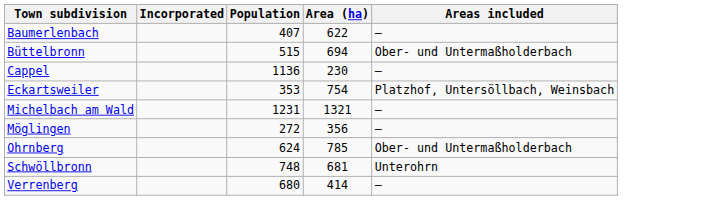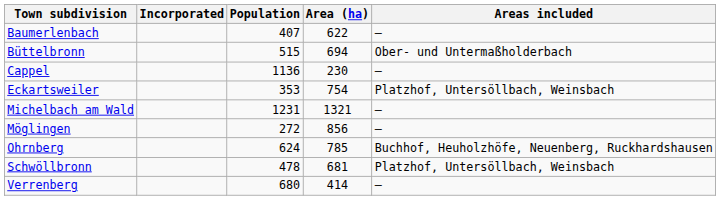(337, 128) 356 -> (337, 128) 856
(473, 147) Ober- und Untermaßholderbach -> (544, 147) Buchhof, Heuholzhöfe, Neuenberg, Ruckhardshausen
(290, 167) 748 -> (290, 167) 478
(406, 167) Unterohrn -> (494, 167) Platzhof, Untersöllbach, Weinsbach
